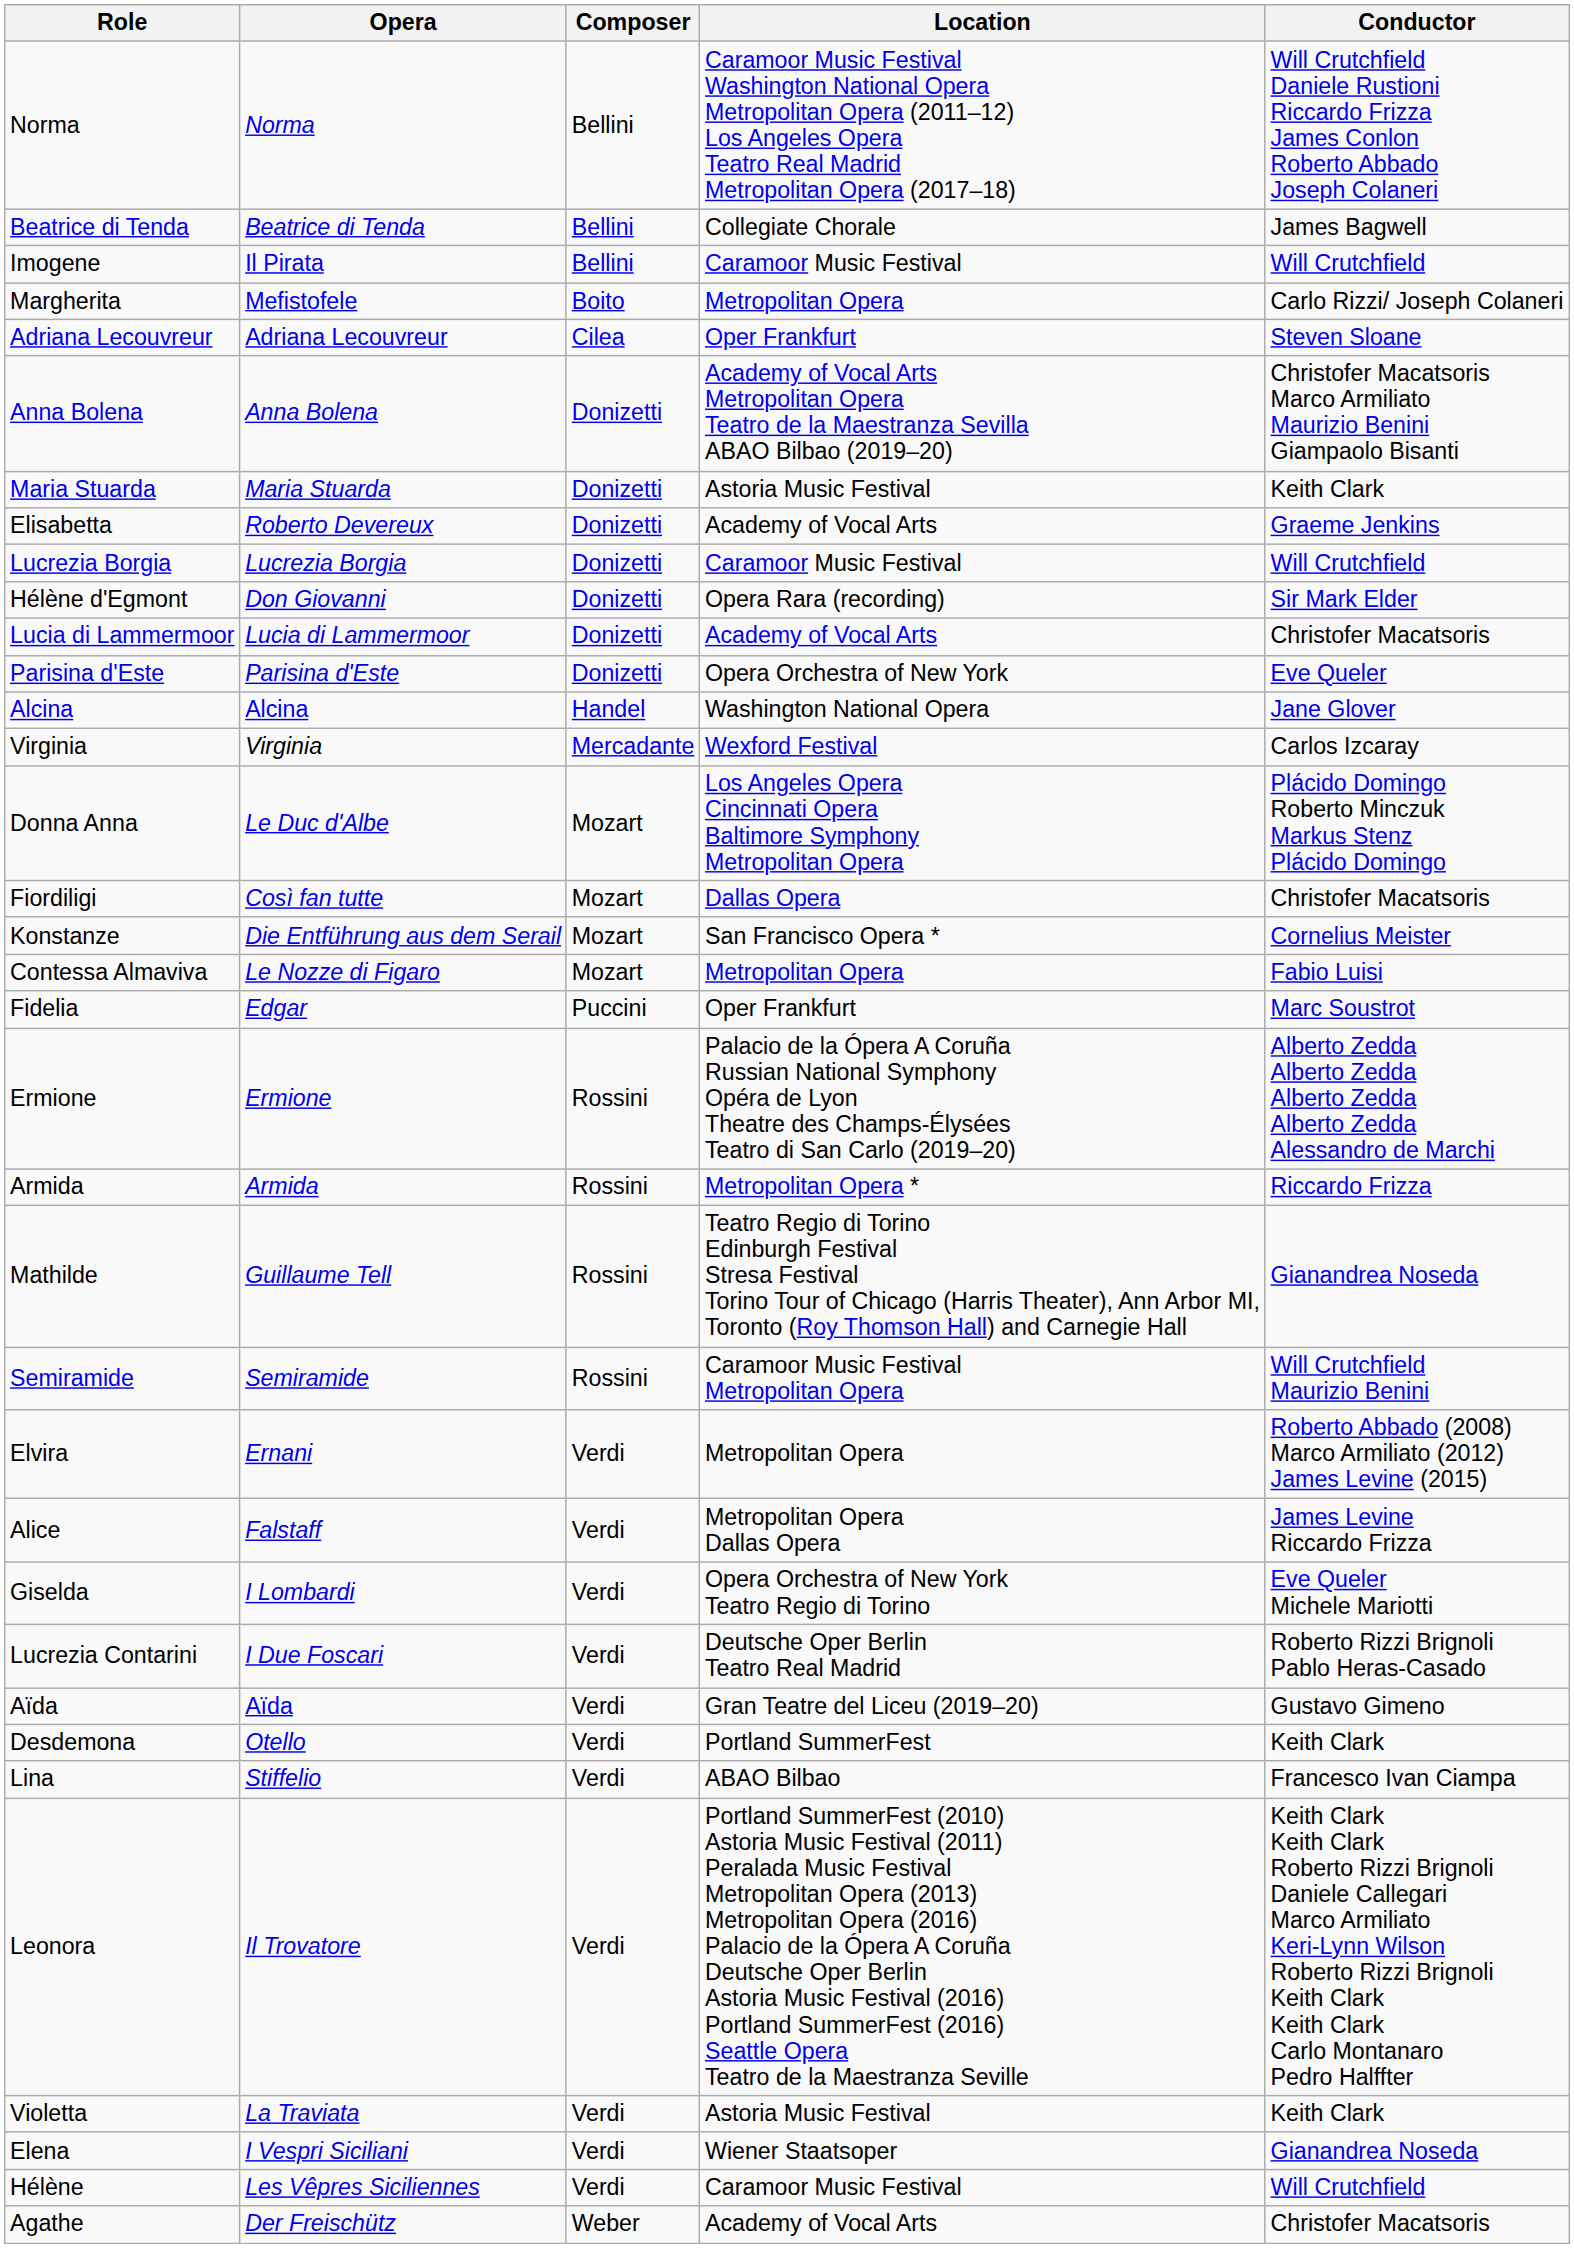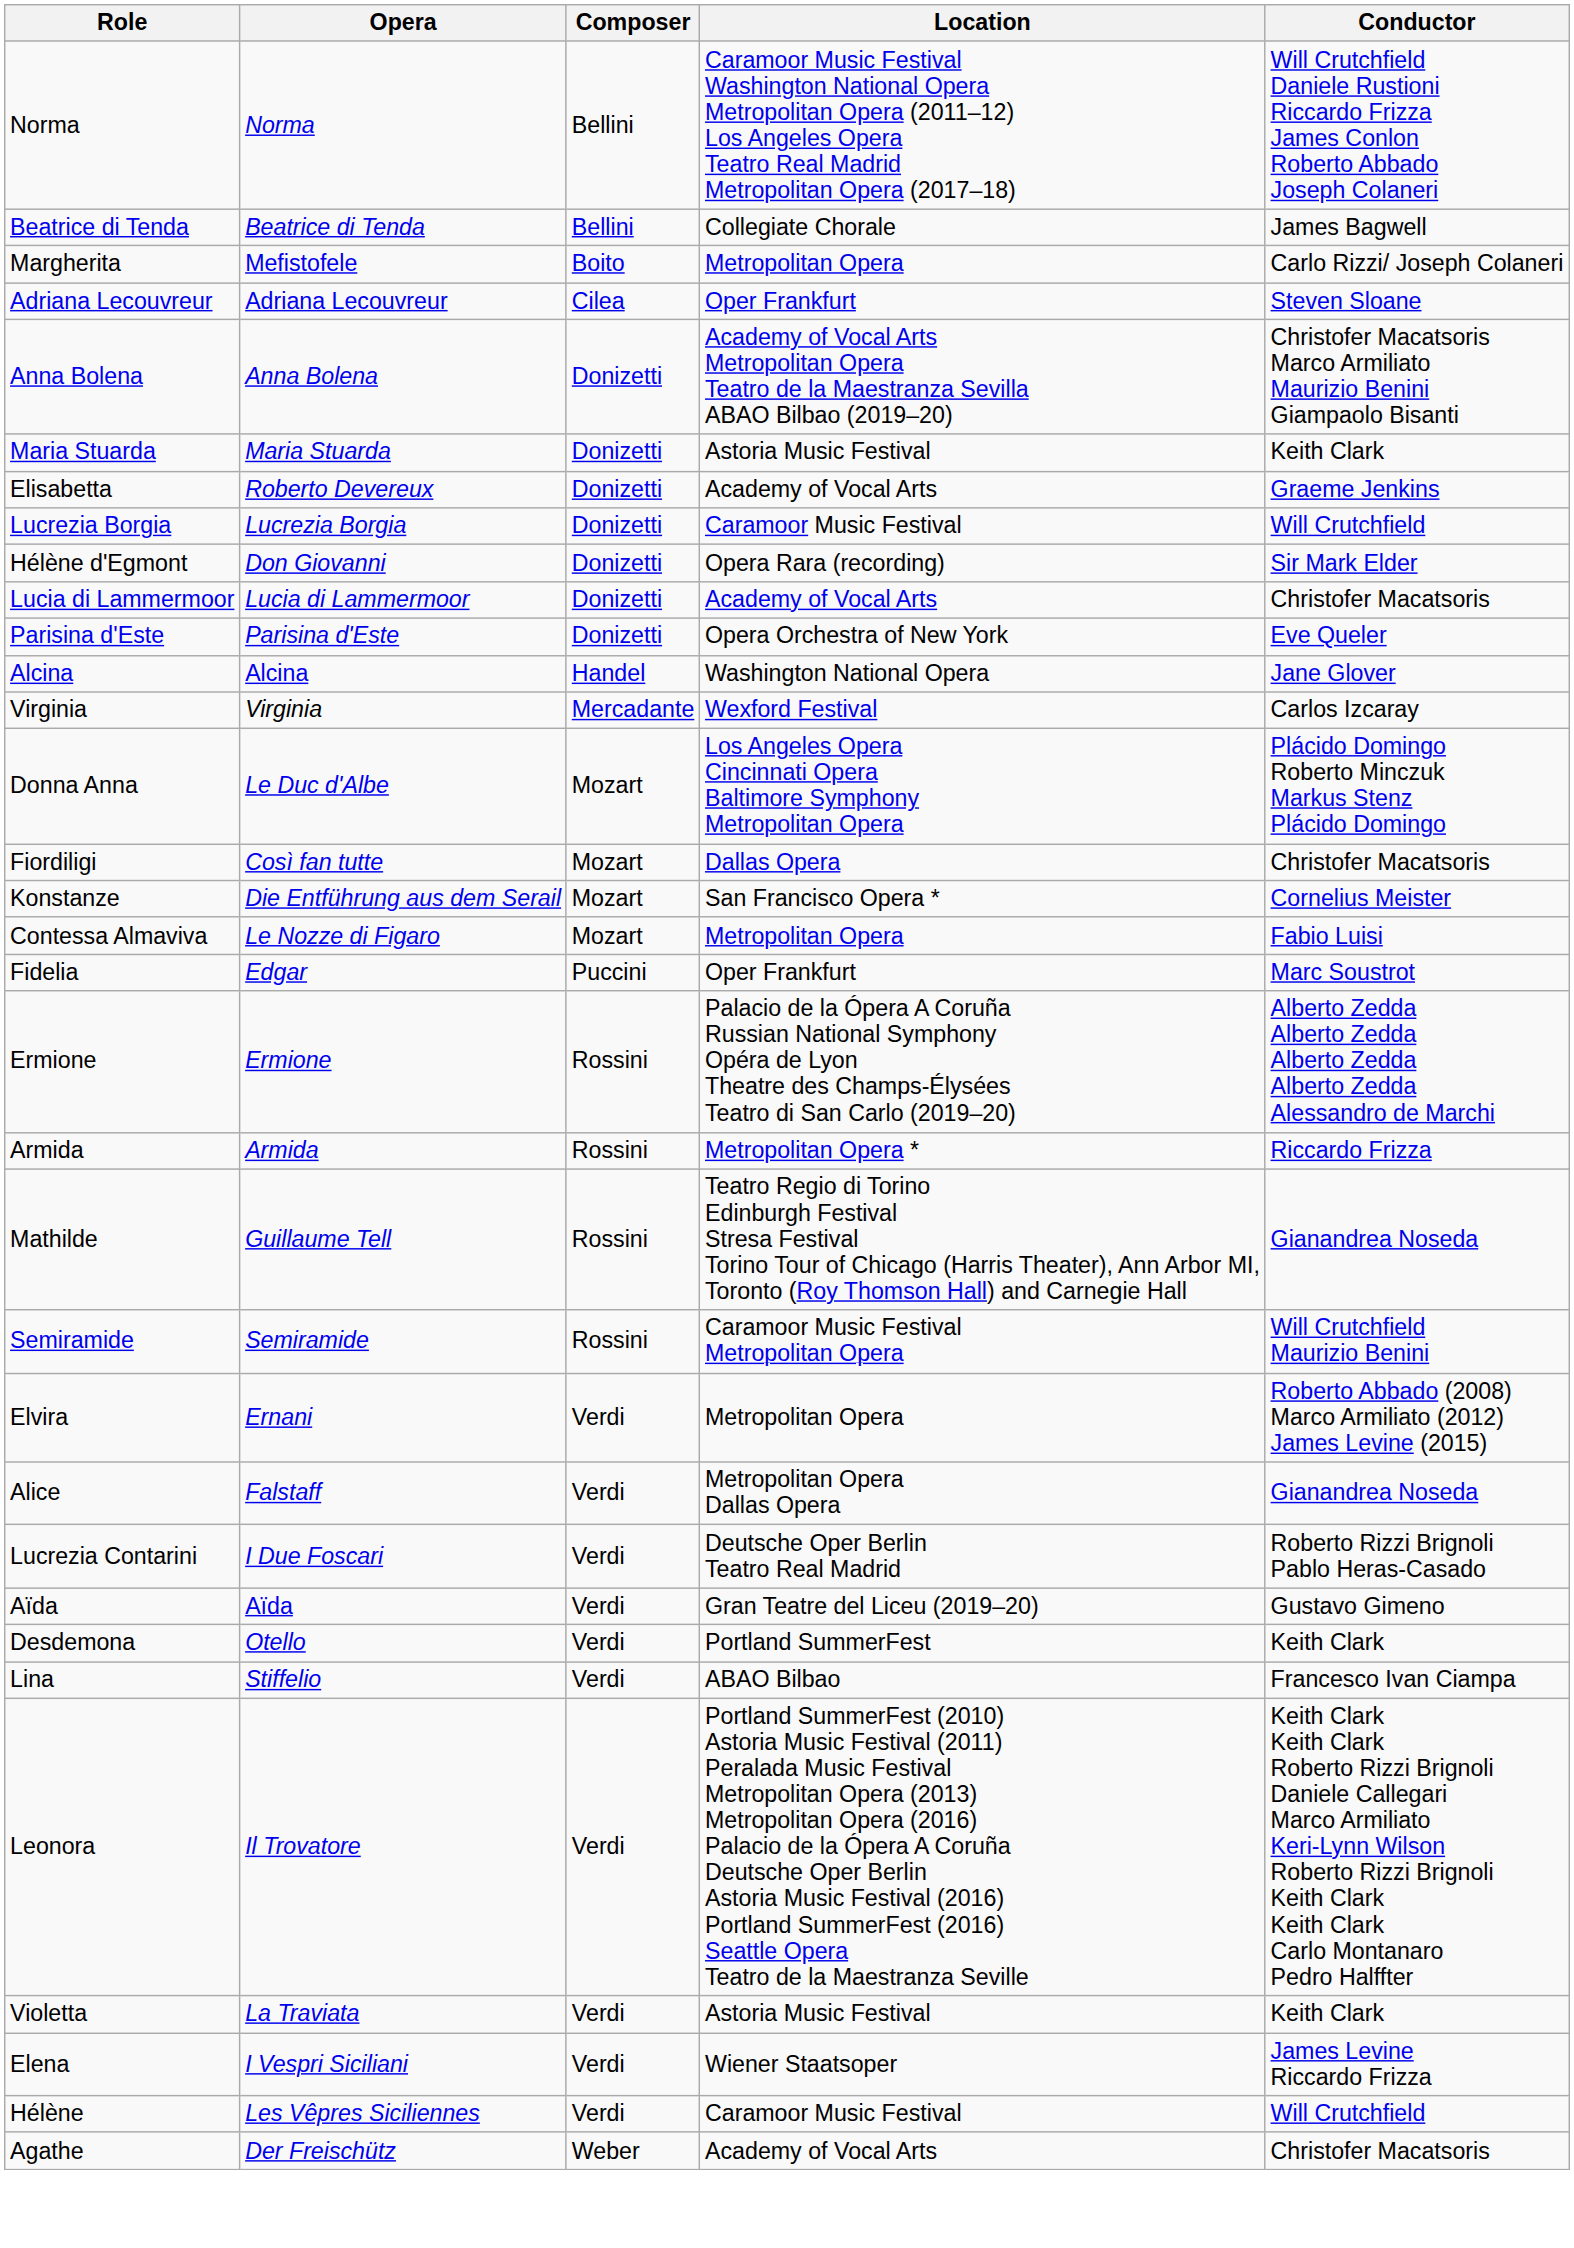- row: (55, 263)
(1351, 1529) James Levine Riccardo Frizza -> (1374, 1493) Gianandrea Noseda
- row: (49, 1592)
(1374, 2150) Gianandrea Noseda -> (1351, 2063) James Levine Riccardo Frizza
